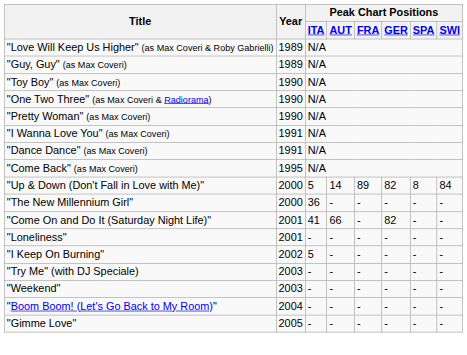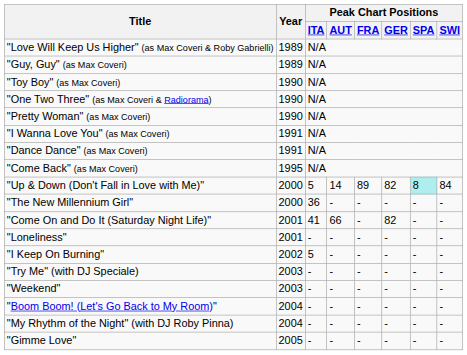(416, 185) no background -> (416, 185) paleturquoise background
+ row: (120, 323)
